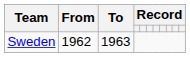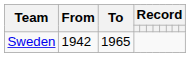(76, 42) 1962 -> (76, 42) 1942
(116, 42) 1963 -> (116, 42) 1965
